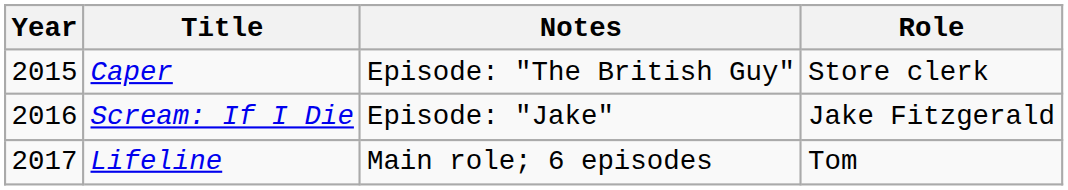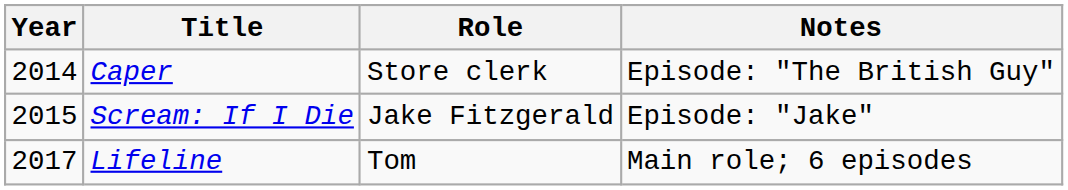columns swapped: (931, 27) <-> (581, 27)
(45, 72) 2015 -> (45, 72) 2014
(45, 117) 2016 -> (45, 117) 2015
